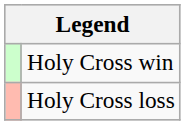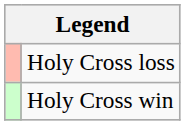rows swapped: (100, 62) <-> (101, 101)
